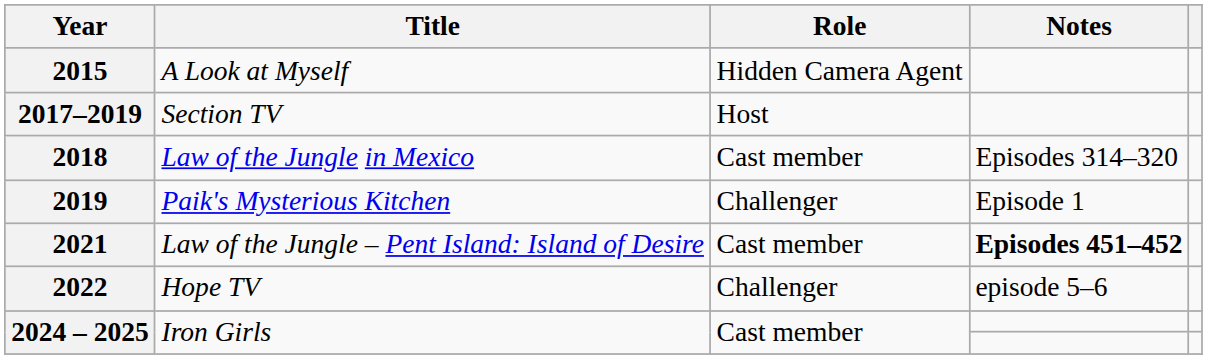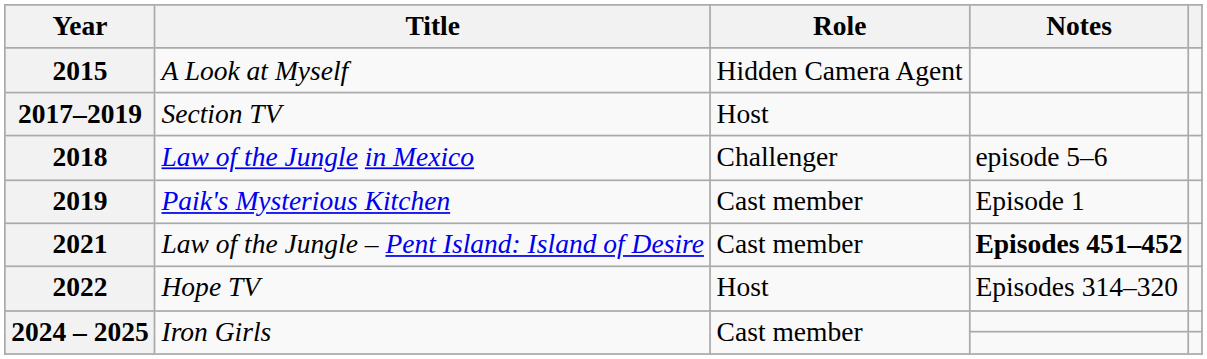(790, 157) Cast member -> (777, 157) Challenger
(1077, 157) Episodes 314–320 -> (1042, 157) episode 5–6
(777, 200) Challenger -> (790, 200) Cast member
(777, 288) Challenger -> (743, 288) Host
(1042, 288) episode 5–6 -> (1077, 288) Episodes 314–320
